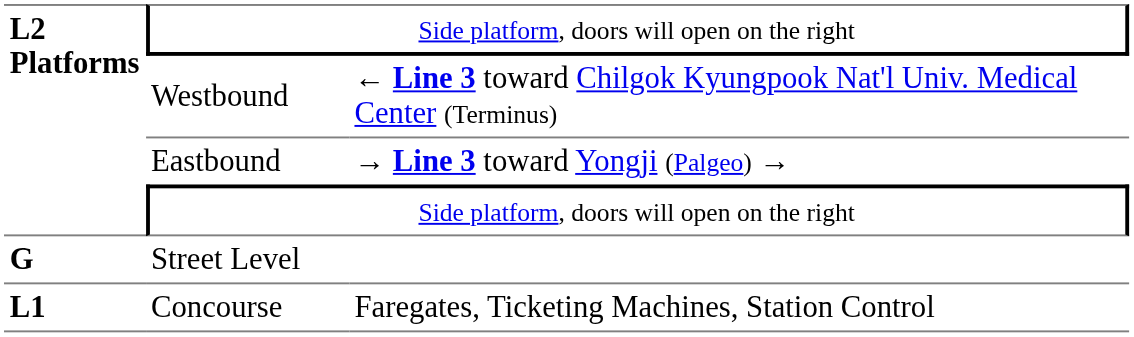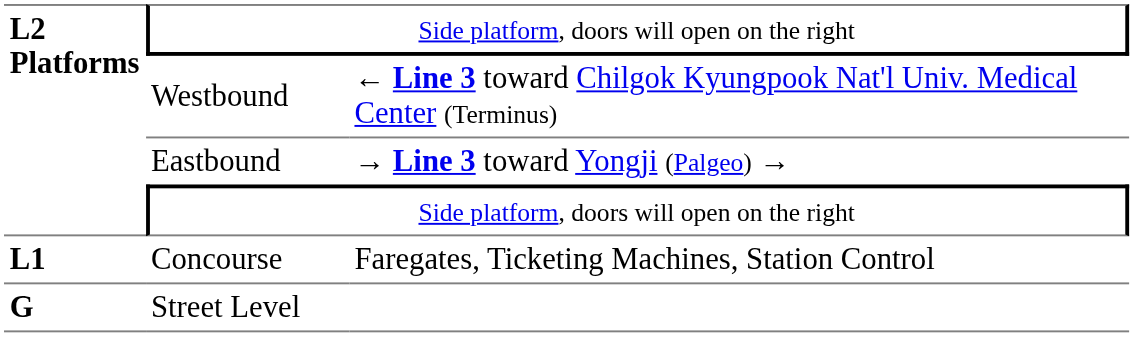rows swapped: (217, 306) <-> (226, 258)
